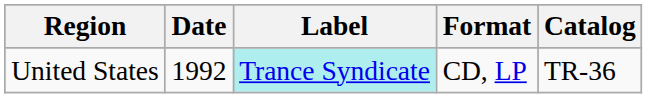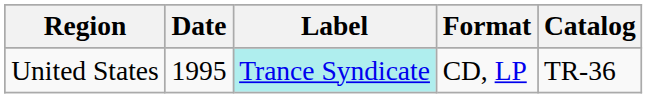(199, 69) 1992 -> (199, 69) 1995
